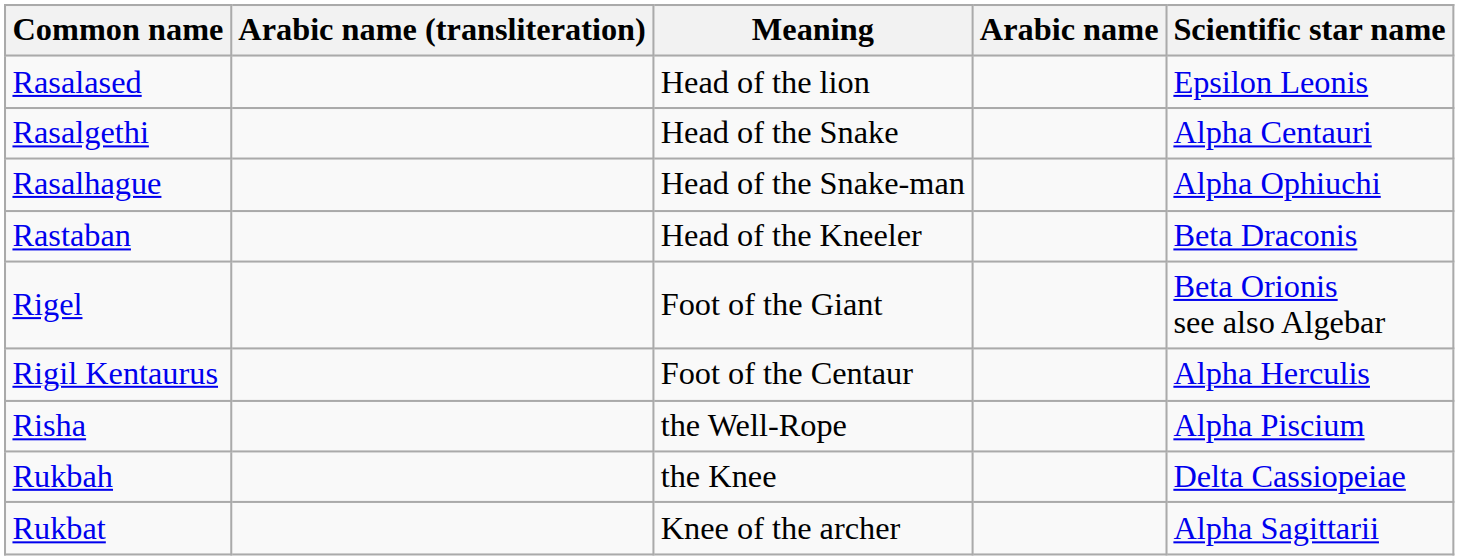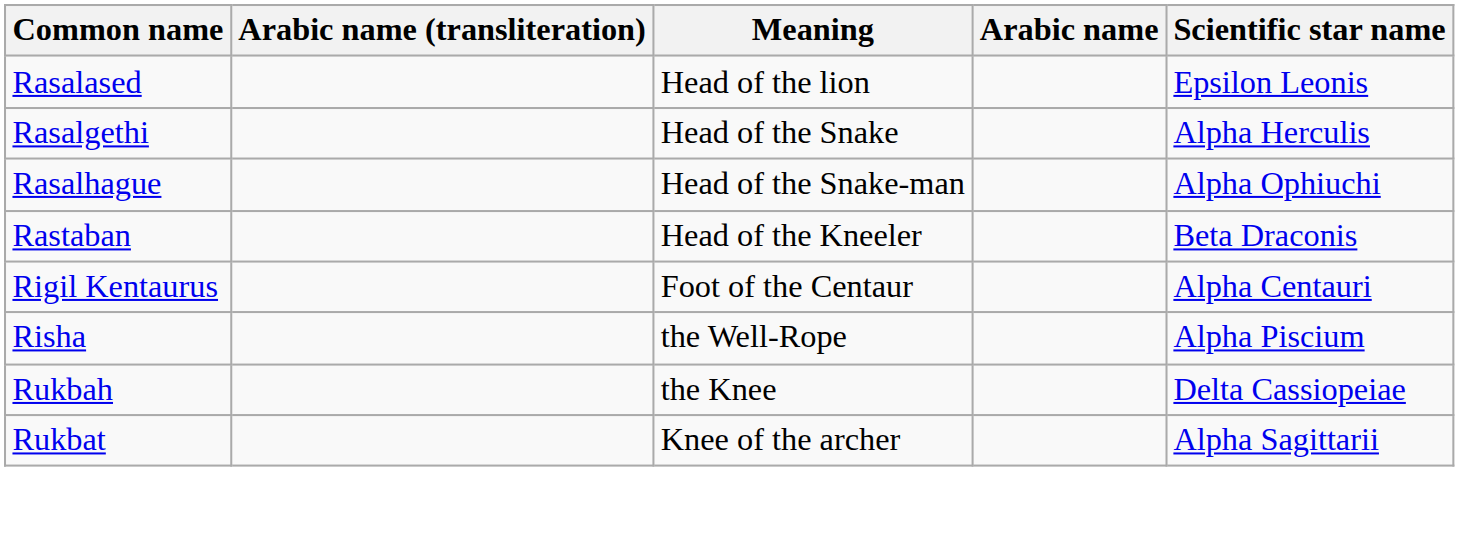(1273, 132) Alpha Centauri -> (1272, 132) Alpha Herculis
- row: (47, 304)
(1272, 374) Alpha Herculis -> (1273, 286) Alpha Centauri
